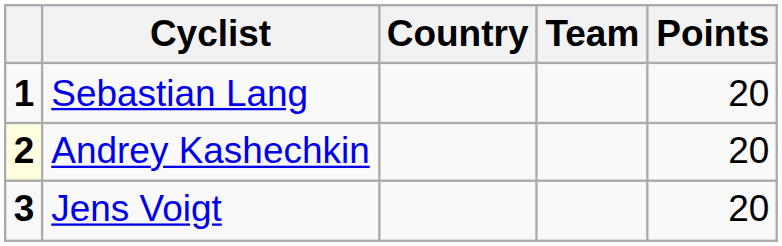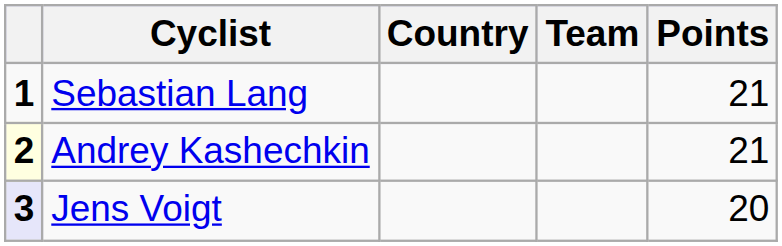(749, 92) 20 -> (749, 92) 21
(749, 151) 20 -> (749, 151) 21
(24, 209) no background -> (24, 209) lavender background
